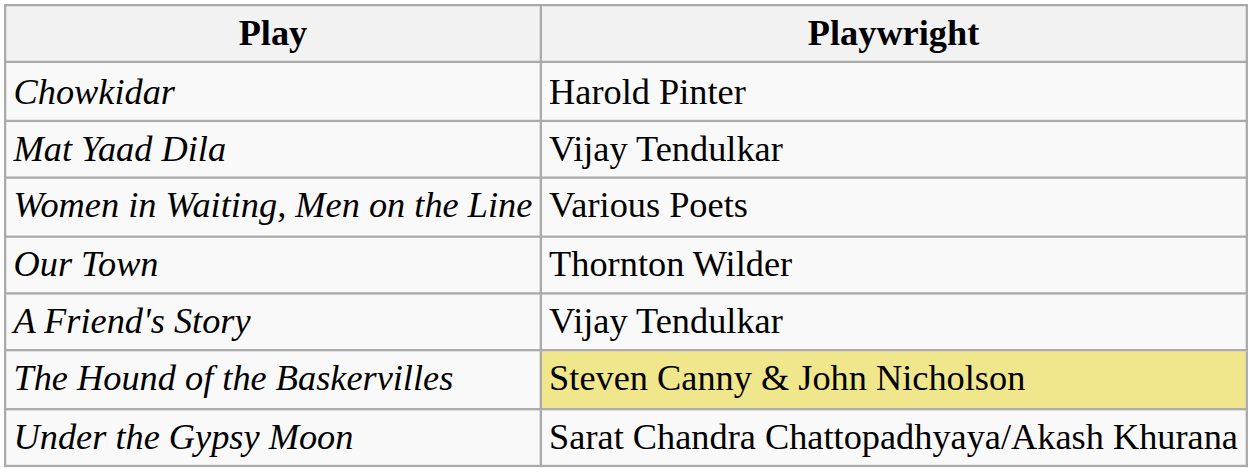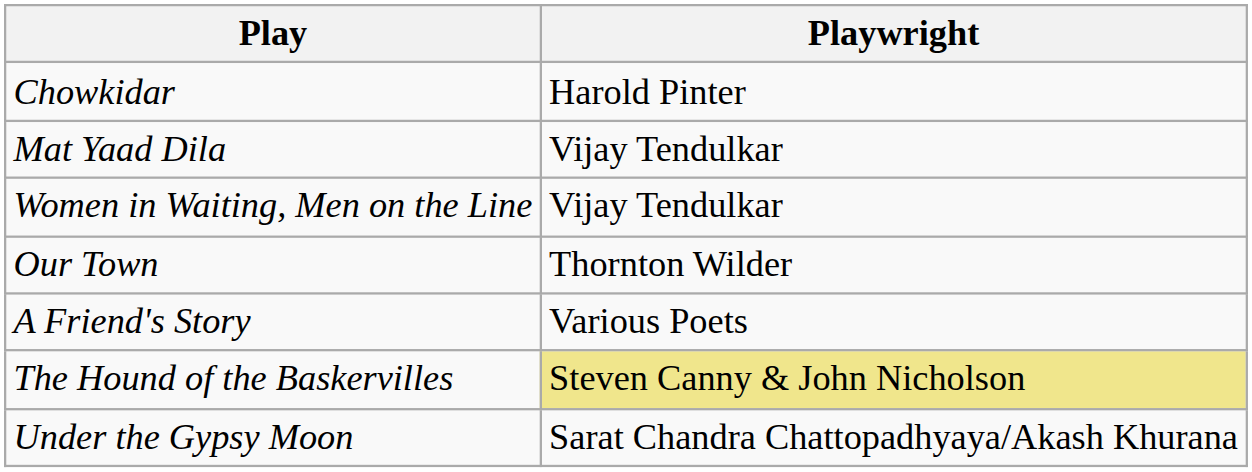(649, 206) Various Poets -> (666, 206) Vijay Tendulkar
(666, 321) Vijay Tendulkar -> (649, 321) Various Poets
